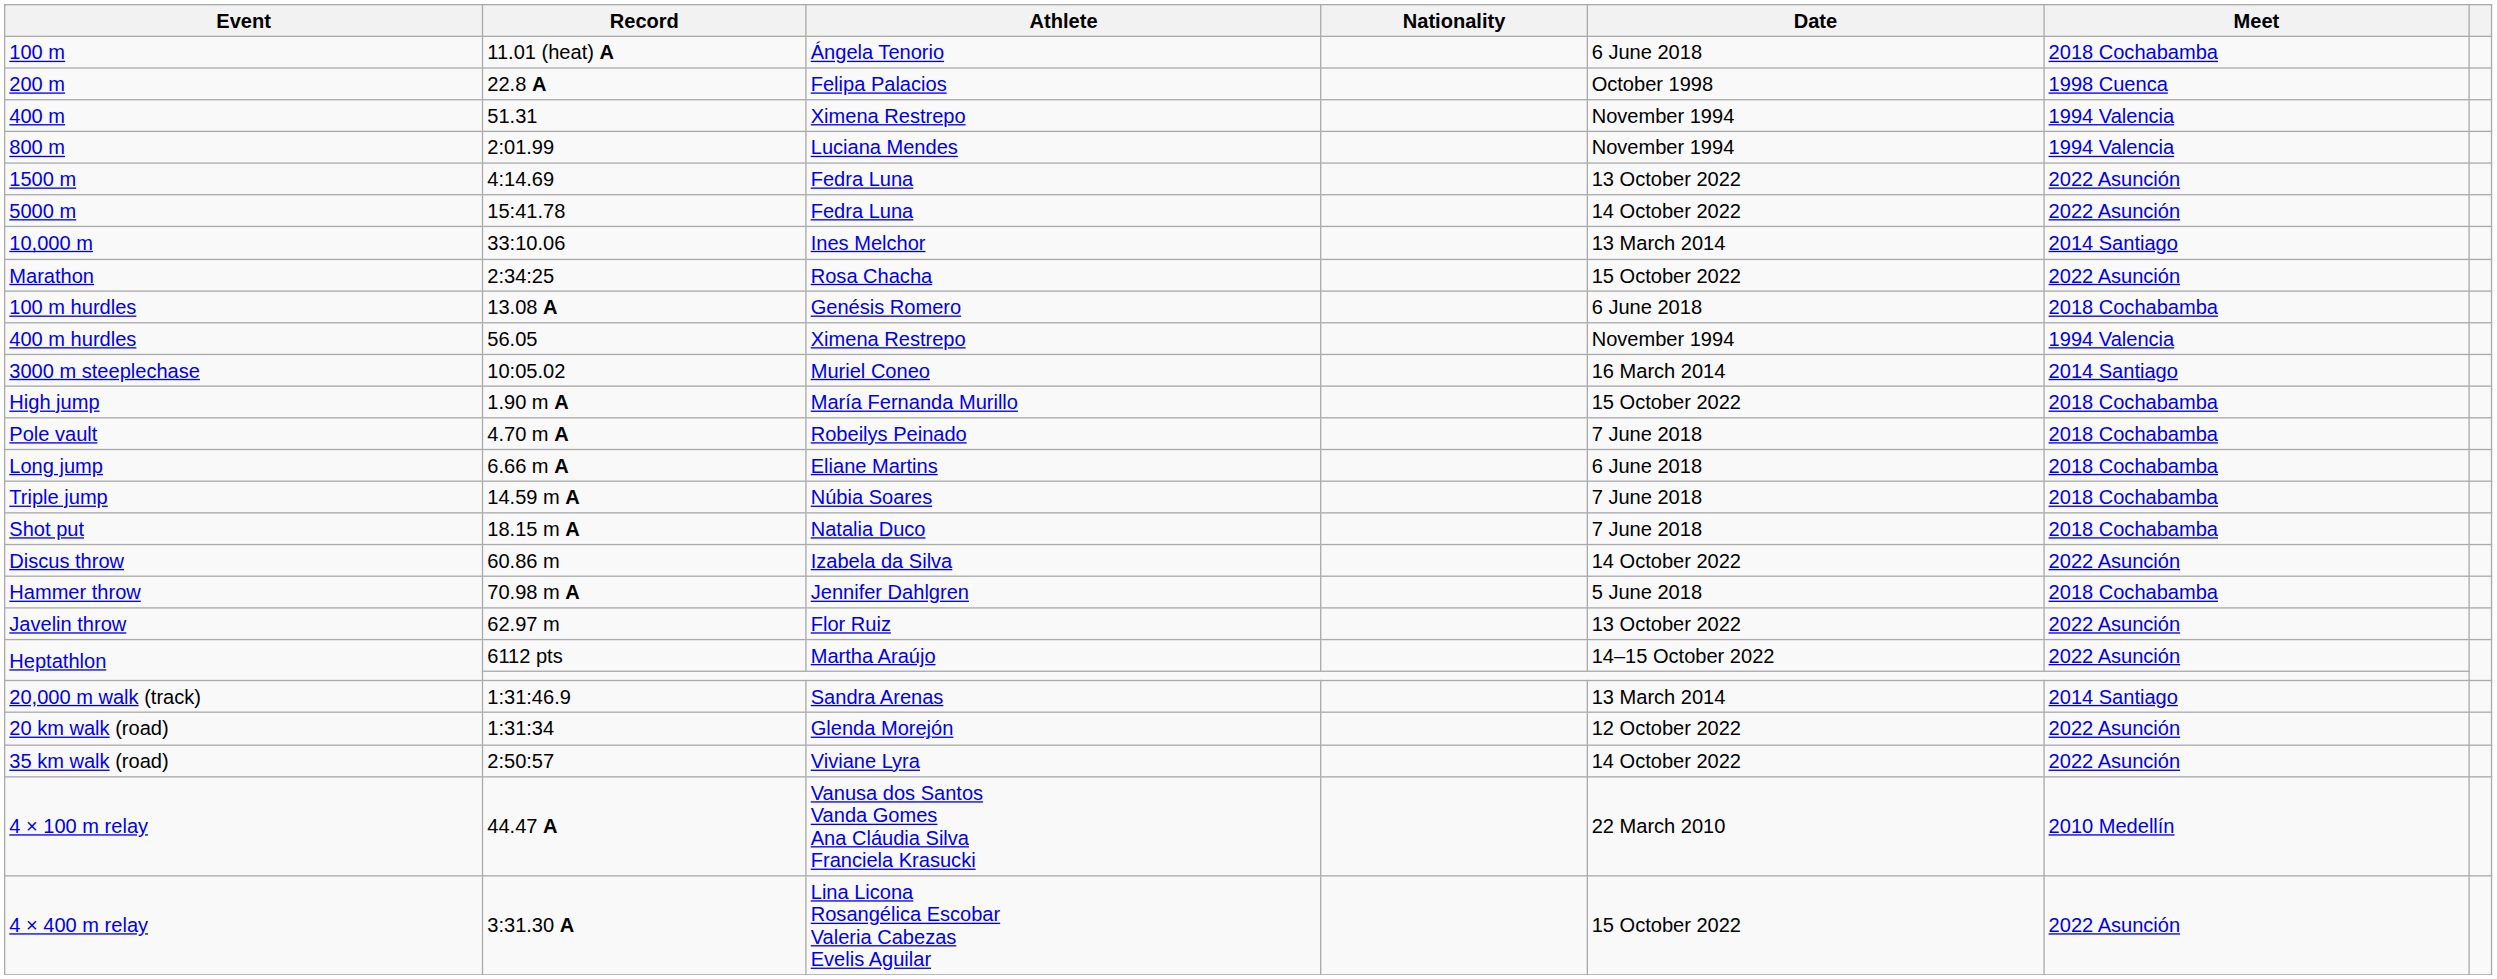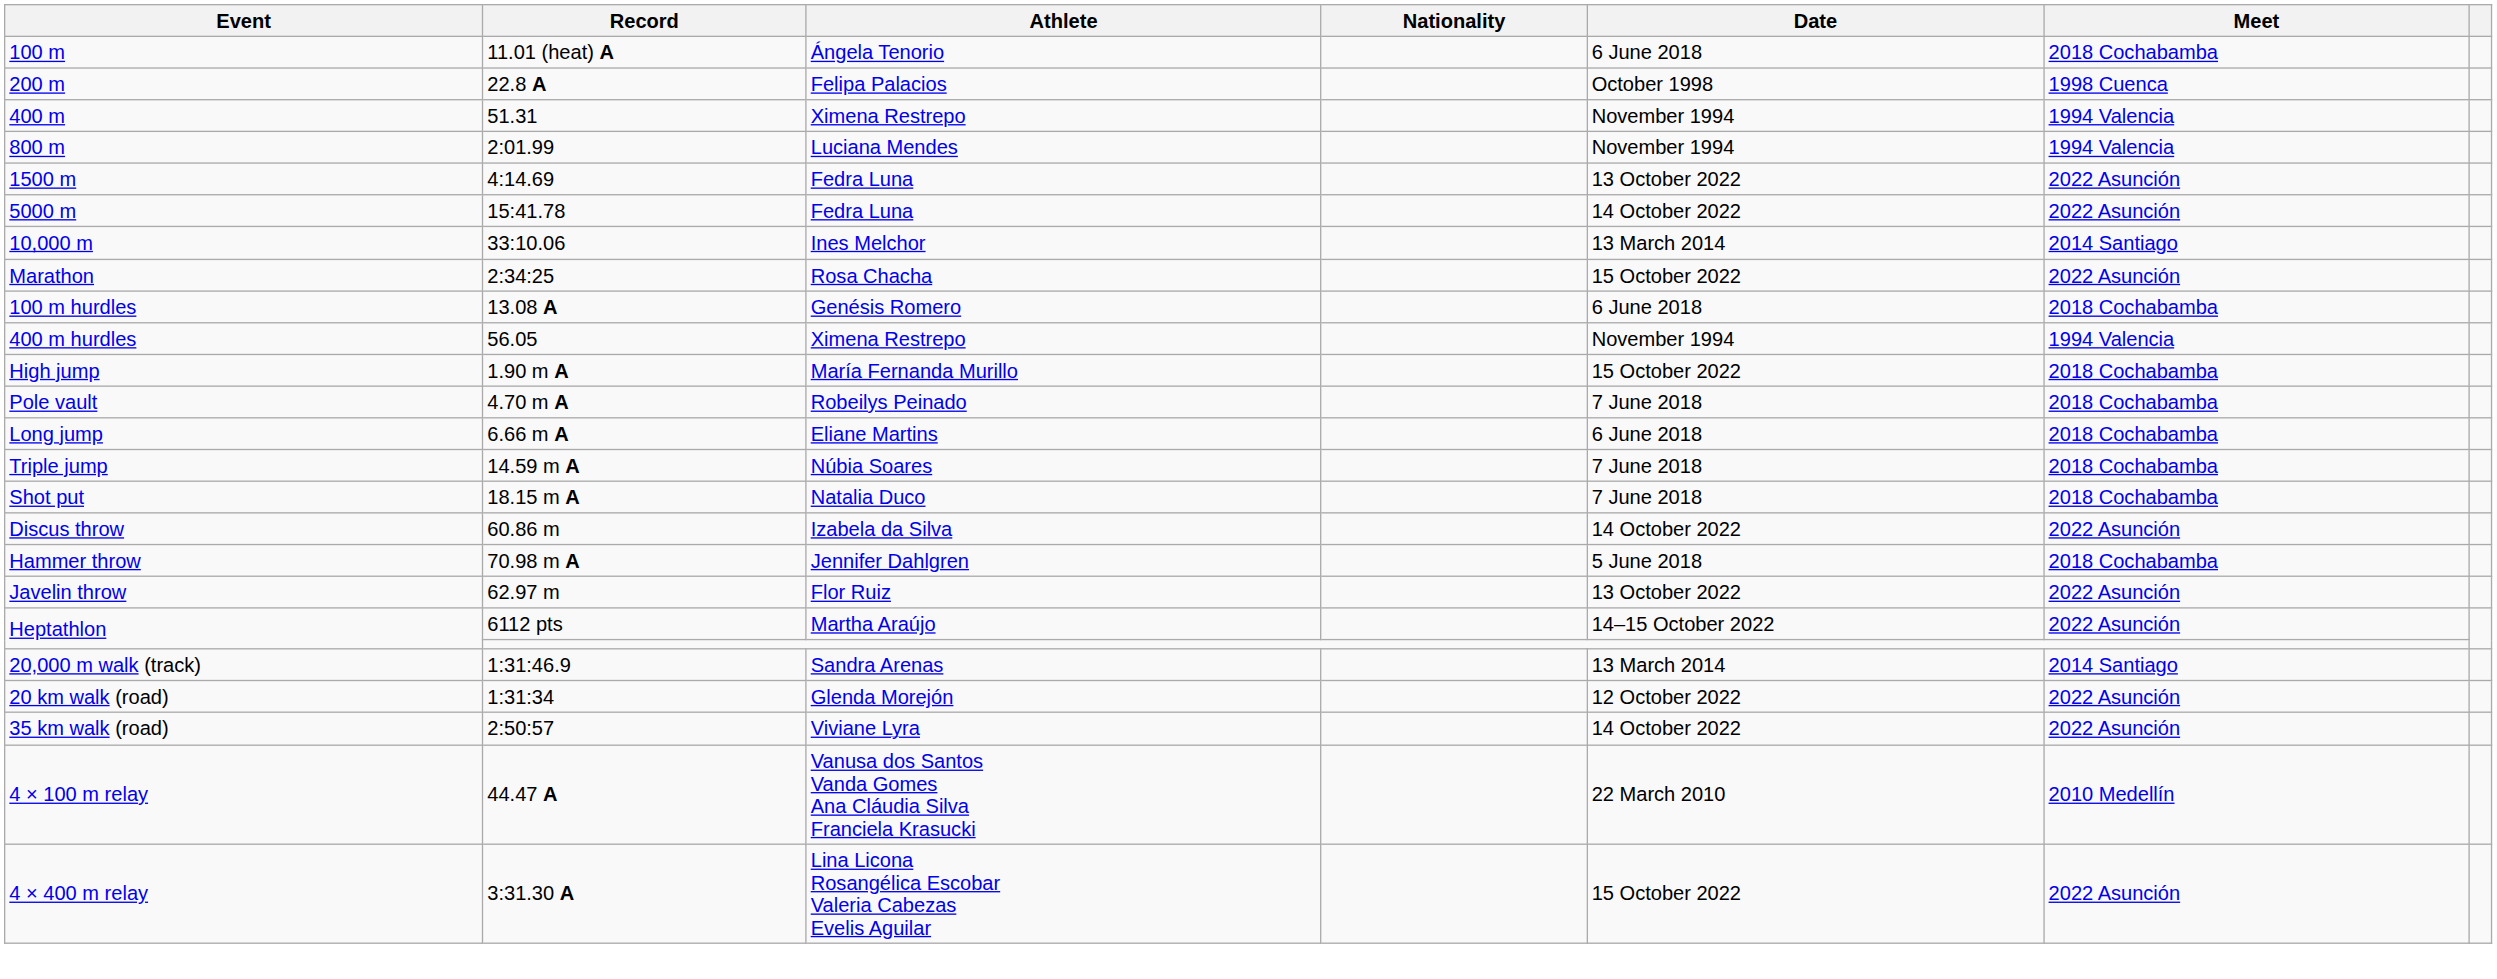- row: (105, 370)
